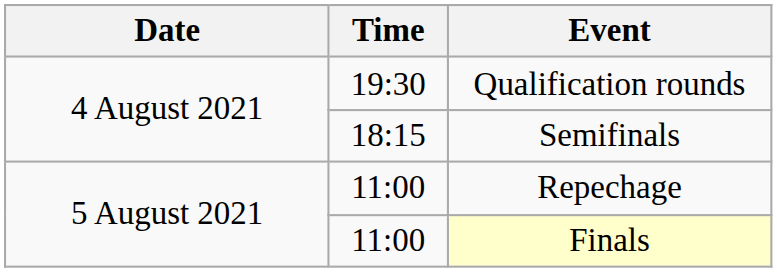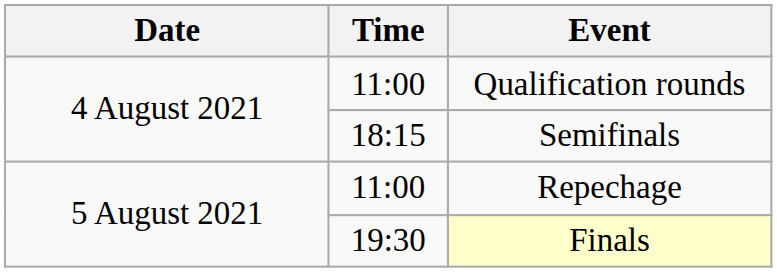(388, 82) 19:30 -> (388, 82) 11:00
(388, 239) 11:00 -> (388, 239) 19:30
